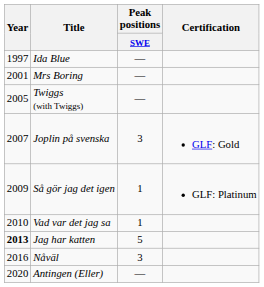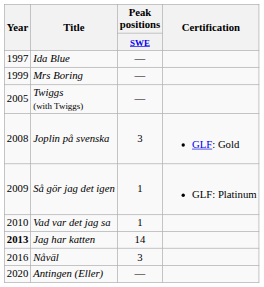(18, 76) 2001 -> (18, 76) 1999
(18, 138) 2007 -> (18, 138) 2008
(140, 240) 5 -> (140, 240) 14
